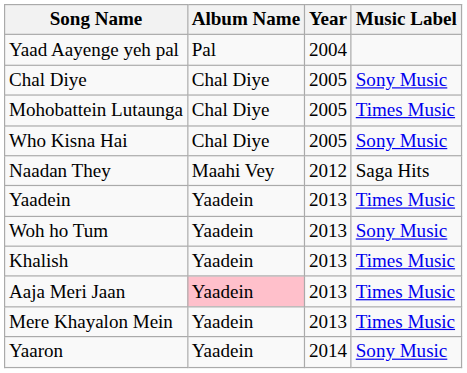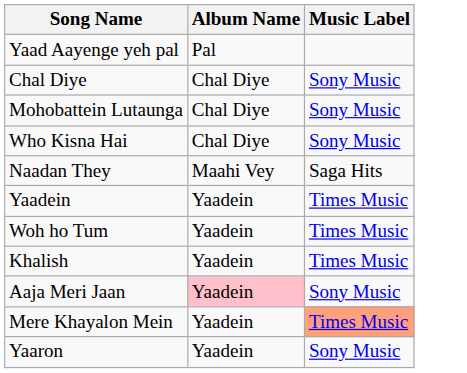- column: (328, 19)
(405, 110) Times Music -> (355, 110) Sony Music
(402, 230) Sony Music -> (359, 230) Times Music
(405, 291) Times Music -> (355, 291) Sony Music
(405, 321) no background -> (359, 321) lightsalmon background
